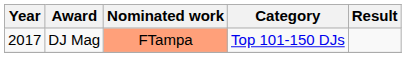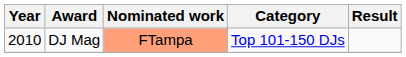(25, 40) 2017 -> (25, 40) 2010
